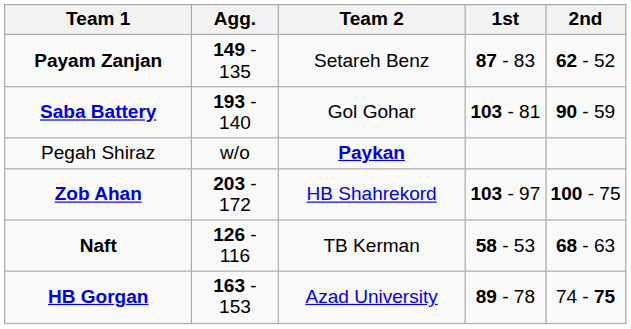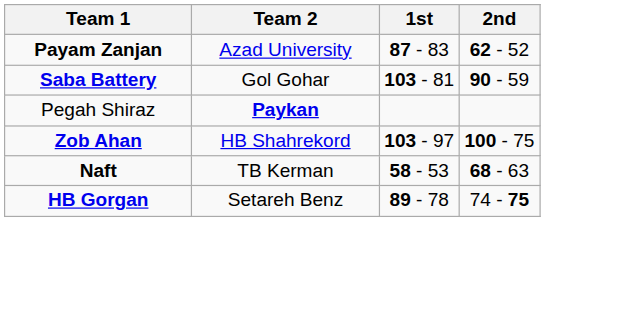- column: (235, 19)
(372, 60) Setareh Benz -> (286, 49) Azad University
(372, 297) Azad University -> (286, 200) Setareh Benz
